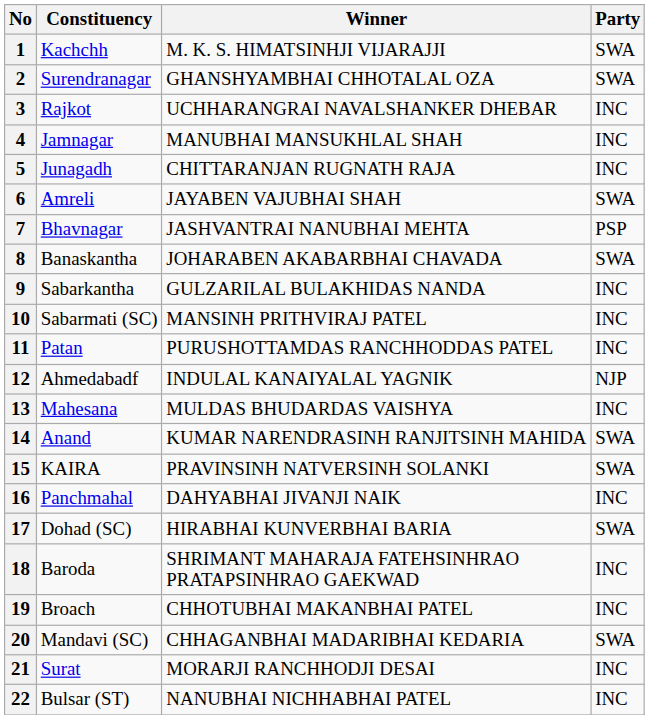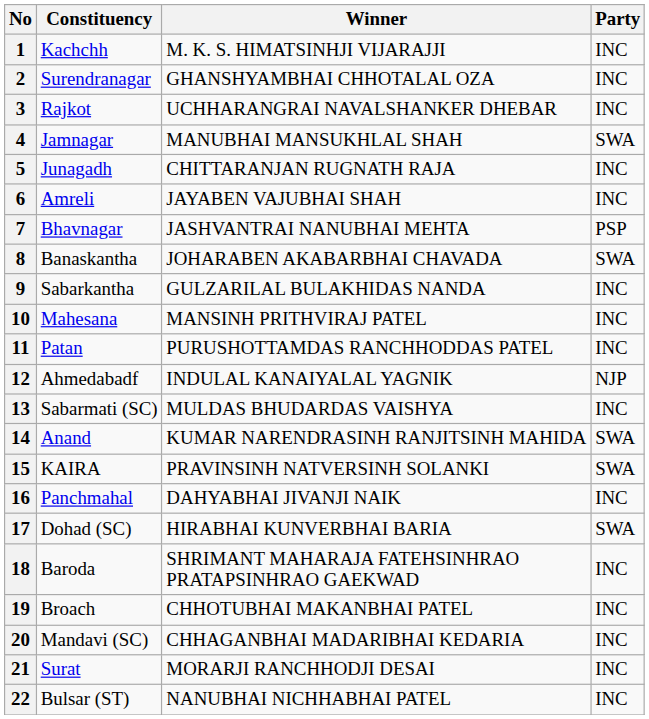(615, 49) SWA -> (611, 49) INC
(615, 79) SWA -> (611, 79) INC
(611, 139) INC -> (615, 139) SWA
(615, 199) SWA -> (611, 199) INC
(99, 318) Sabarmati (SC) -> (79, 318) Mahesana
(79, 408) Mahesana -> (99, 408) Sabarmati (SC)
(615, 639) SWA -> (611, 639) INC
